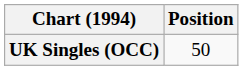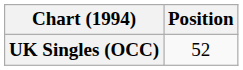(201, 49) 50 -> (201, 49) 52
